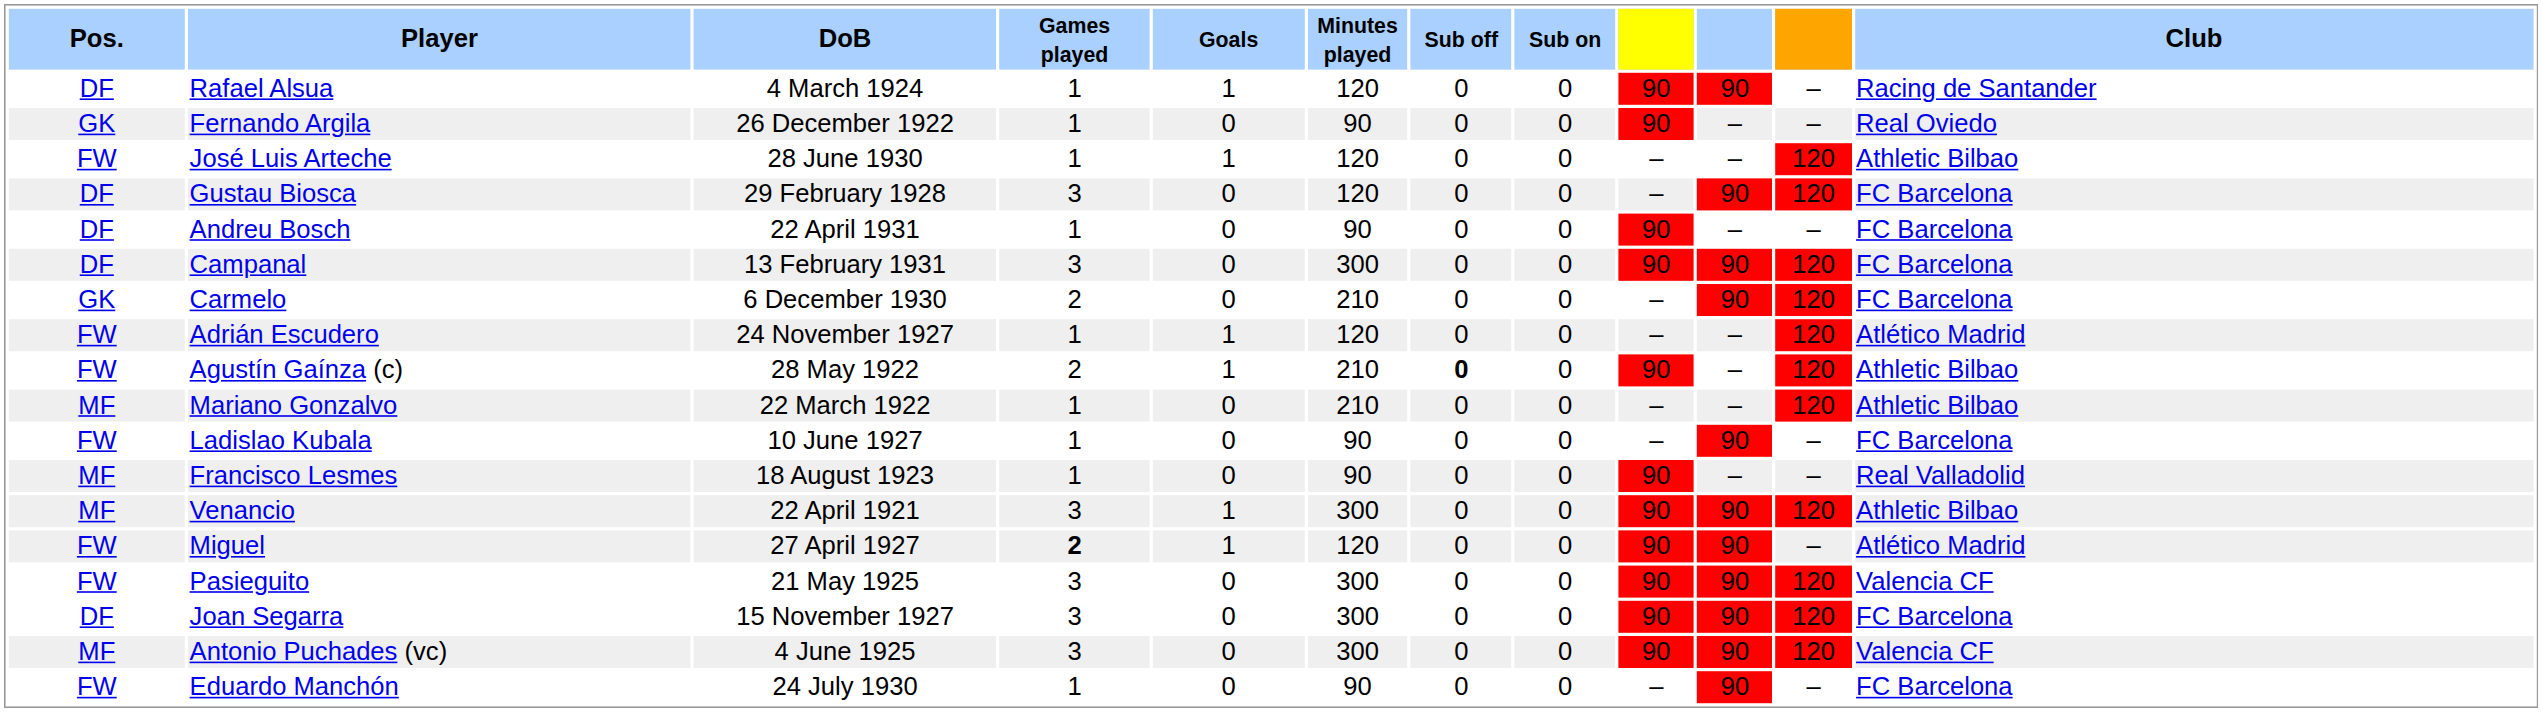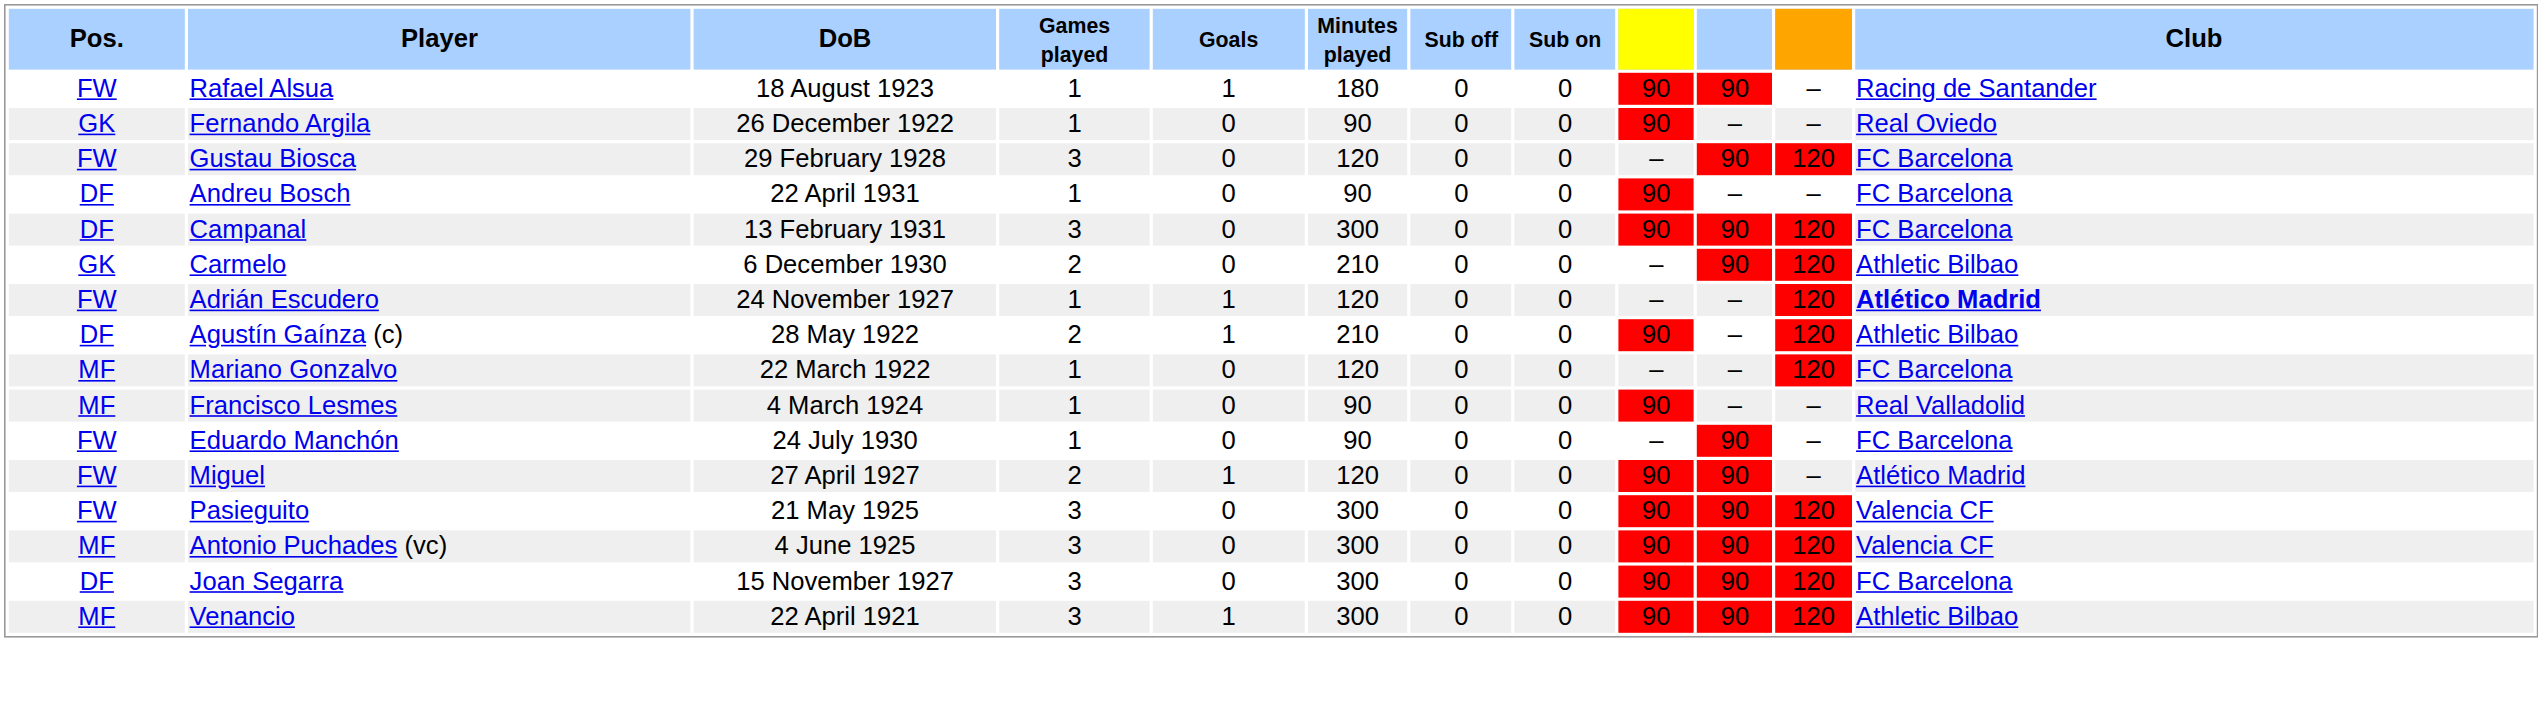(97, 88) DF -> (97, 88) FW
(845, 88) 4 March 1924 -> (845, 88) 18 August 1923
(1358, 88) 120 -> (1358, 88) 180
- row: (291, 158)
(97, 194) DF -> (97, 158) FW
(1934, 299) FC Barcelona -> (1937, 264) Athletic Bilbao
(1941, 334) normal -> (1949, 299) bold
(97, 370) FW -> (97, 334) DF
(1461, 370) bold -> (1461, 334) normal
(1358, 405) 210 -> (1358, 370) 120
(1937, 405) Athletic Bilbao -> (1934, 370) FC Barcelona
- row: (281, 440)
(845, 475) 18 August 1923 -> (845, 405) 4 March 1924
rows swapped: (294, 686) <-> (242, 510)
(1075, 546) bold -> (1075, 475) normal
rows swapped: (318, 651) <-> (266, 616)
